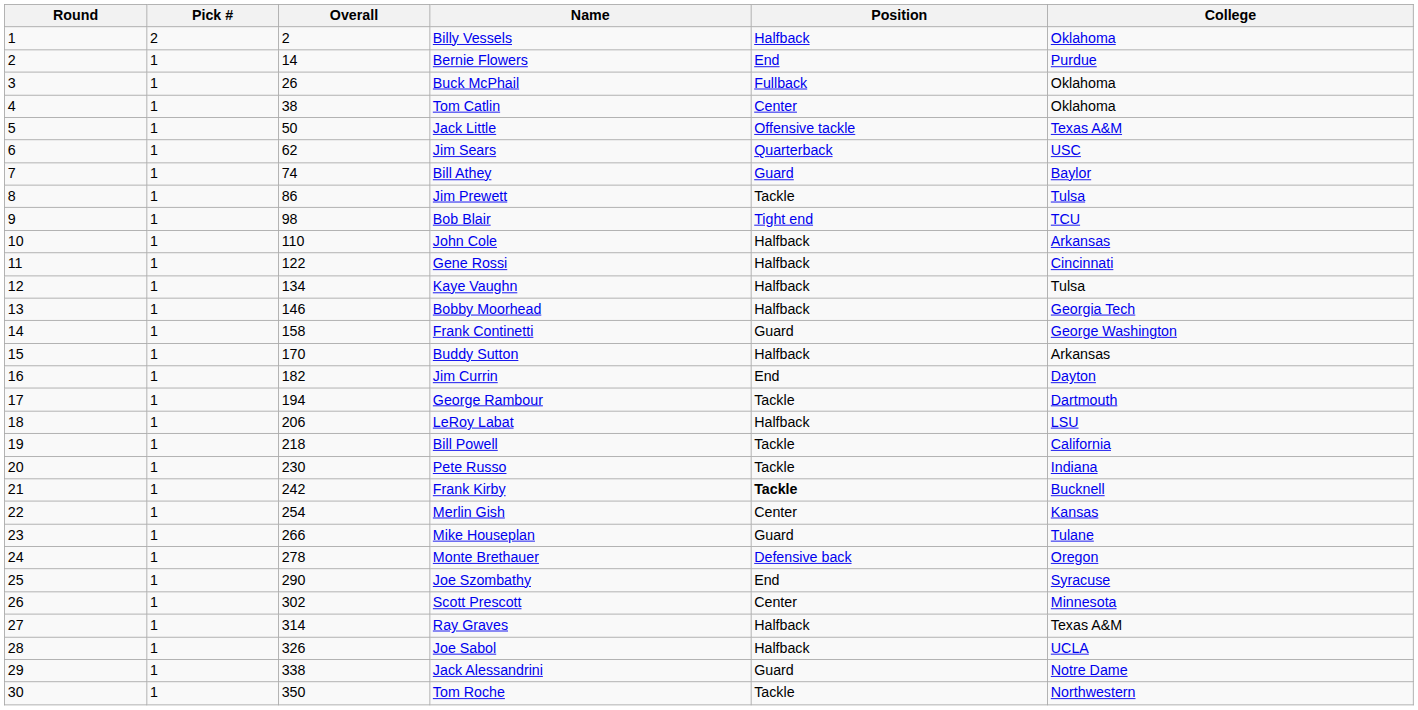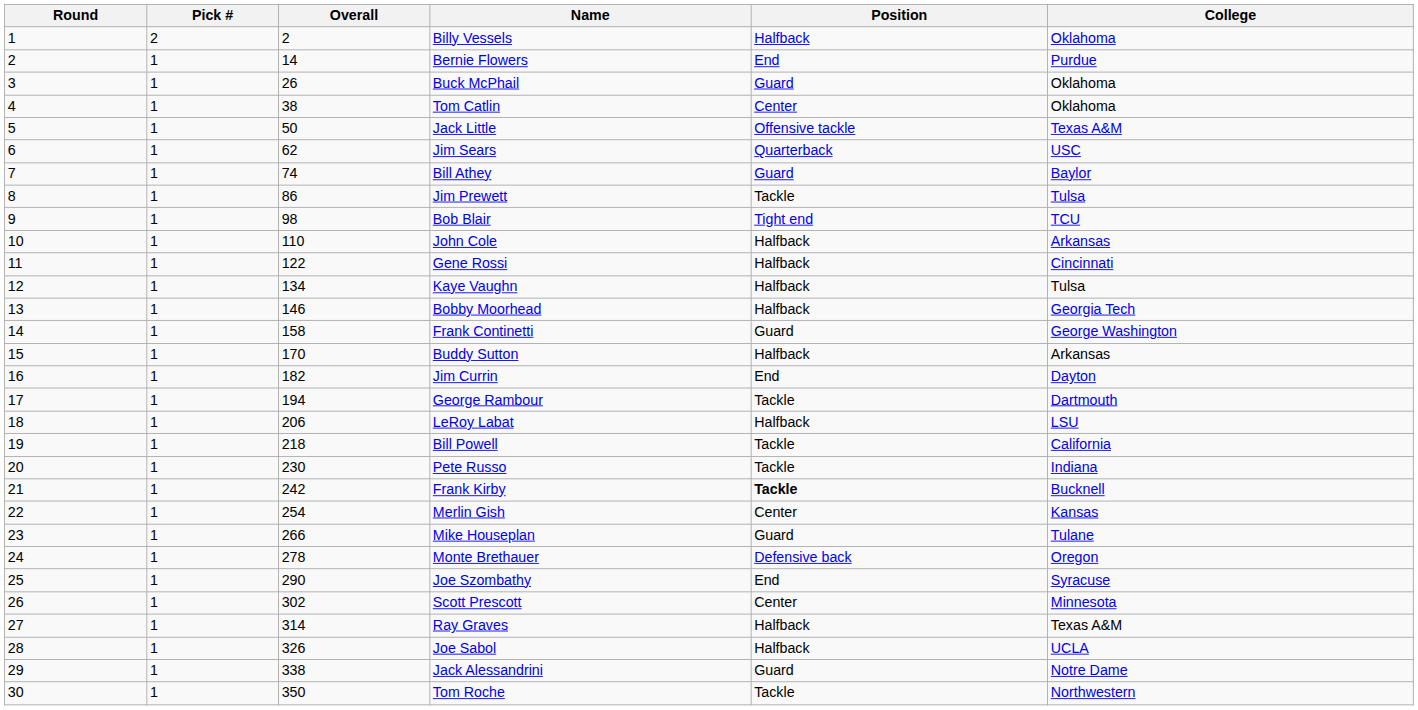(781, 83) Fullback -> (774, 83) Guard
